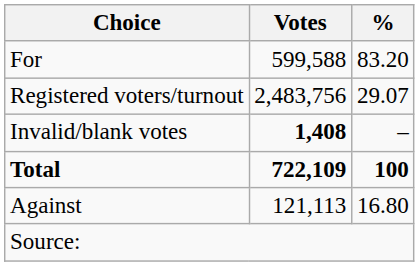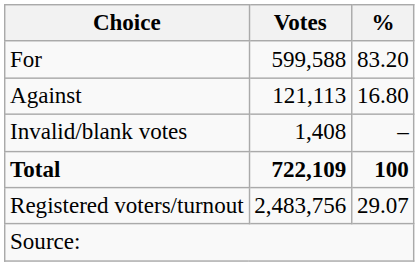rows swapped: (46, 205) <-> (127, 95)
(320, 132) bold -> (320, 132) normal
